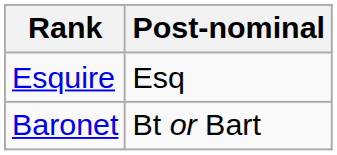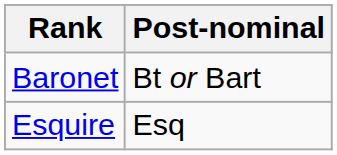rows swapped: (65, 125) <-> (63, 76)
